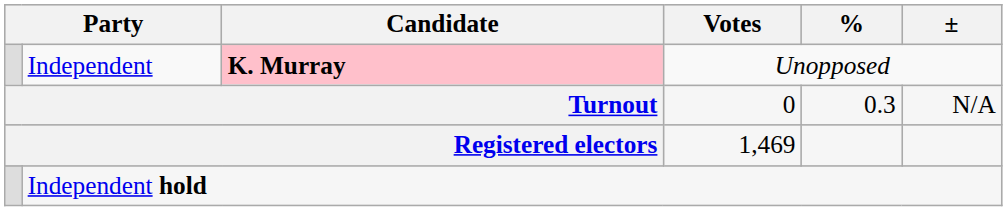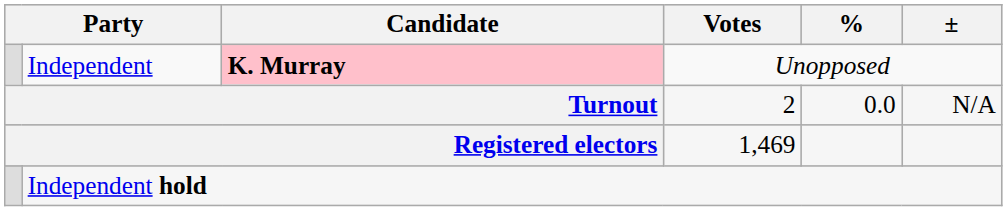(789, 104) 0 -> (789, 104) 2
(880, 104) 0.3 -> (880, 104) 0.0
